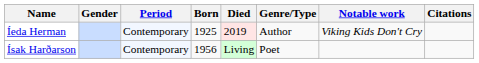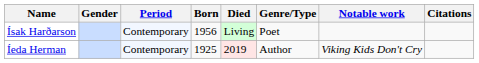rows swapped: (36, 31) <-> (42, 49)
